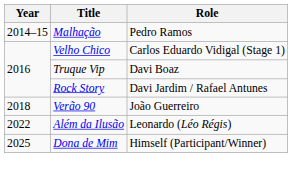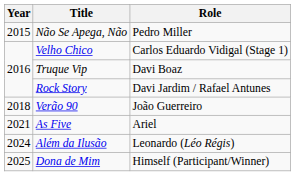- row: (77, 32)
+ row: (81, 32)
+ row: (53, 124)
(19, 124) 2022 -> (19, 143) 2024
